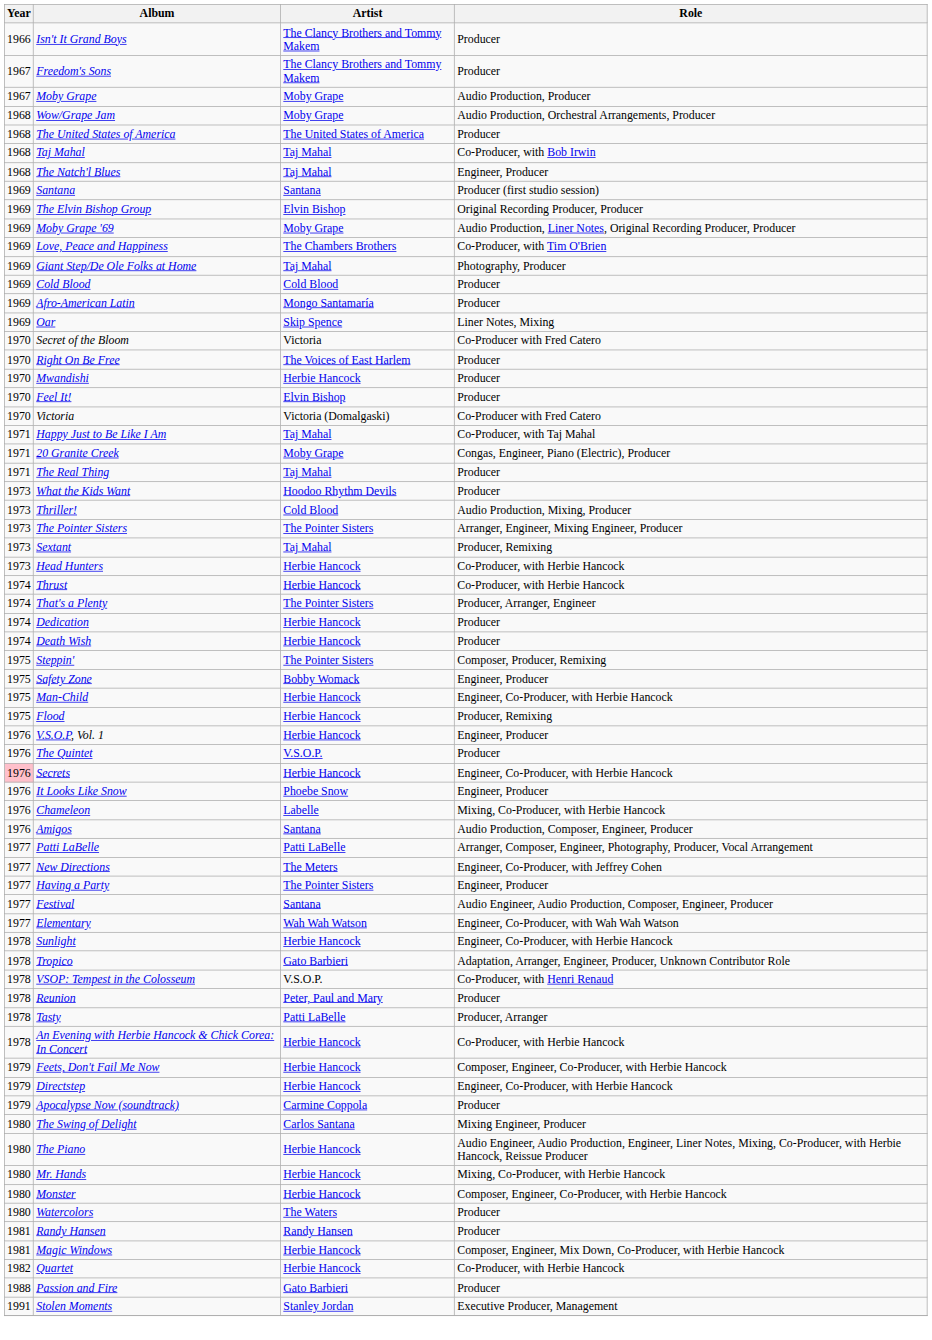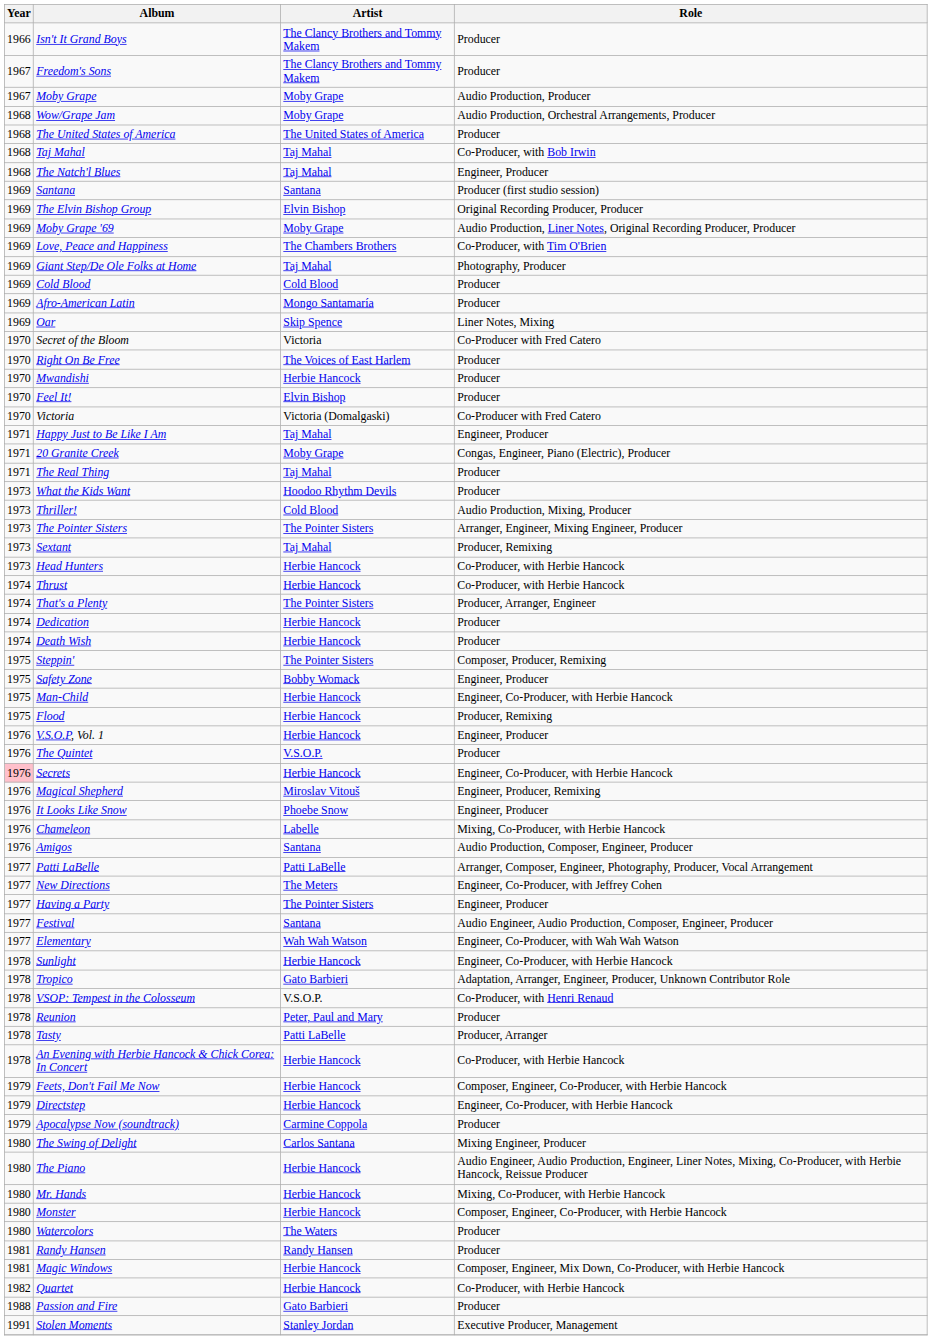(526, 434) Co-Producer, with Taj Mahal -> (503, 434) Engineer, Producer
+ row: (80, 791)
